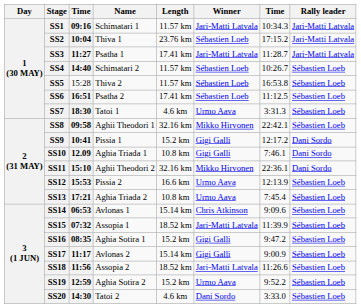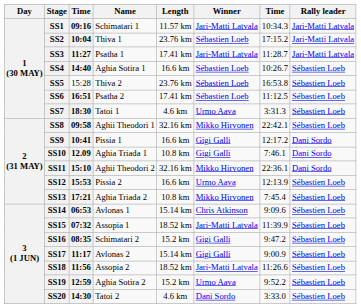(117, 69) Schimatari 2 -> (120, 69) Aghia Sotira 1
(175, 69) 11.57 km -> (175, 69) 16.6 km
(175, 83) 11.57 km -> (175, 83) 23.76 km
(175, 140) 15.2 km -> (175, 140) 16.6 km
(216, 197) Urmo Aava -> (225, 197) Mikko Hirvonen
(120, 240) Aghia Sotira 1 -> (117, 240) Schimatari 2
